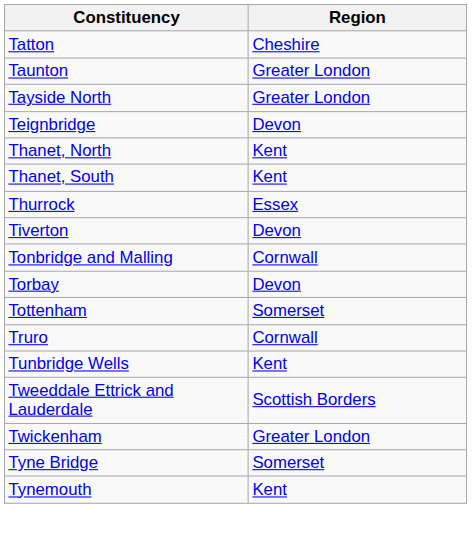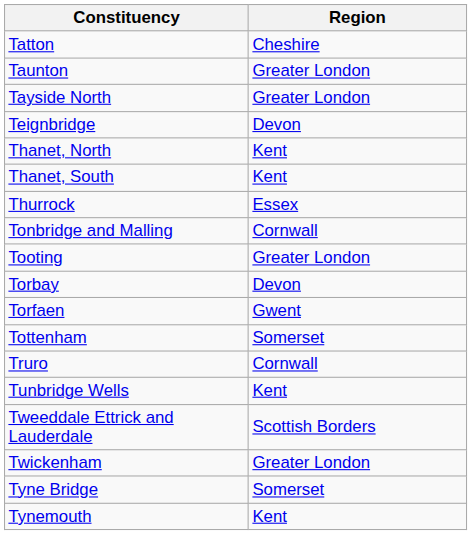- row: (38, 230)
+ row: (35, 257)
+ row: (36, 310)
